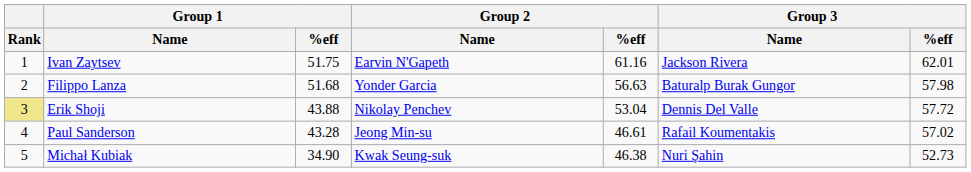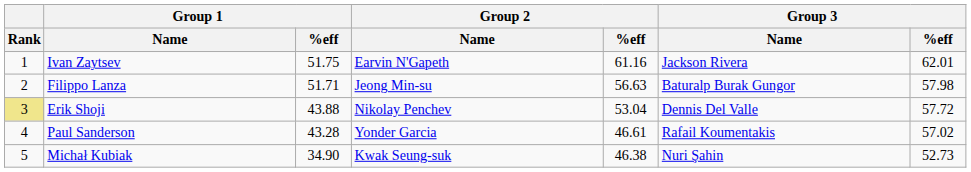(323, 86) 51.68 -> (323, 86) 51.71
(396, 86) Yonder Garcia -> (393, 86) Jeong Min-su
(393, 132) Jeong Min-su -> (396, 132) Yonder Garcia
